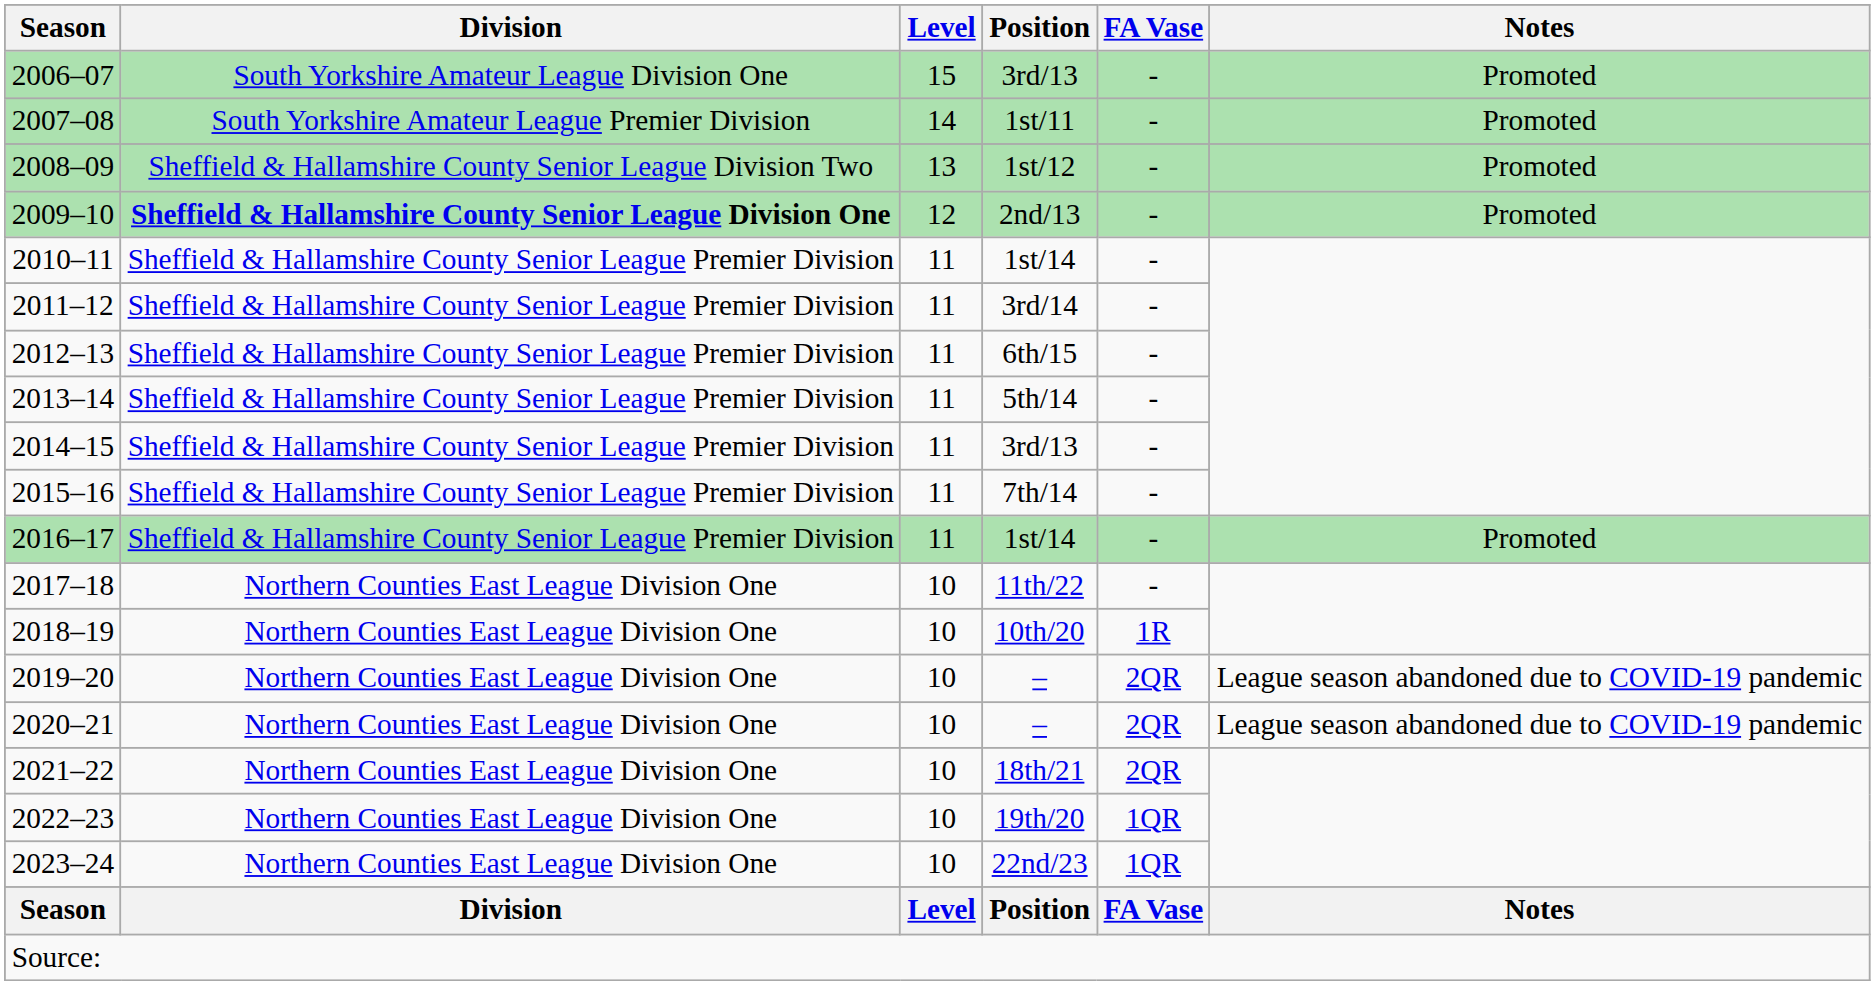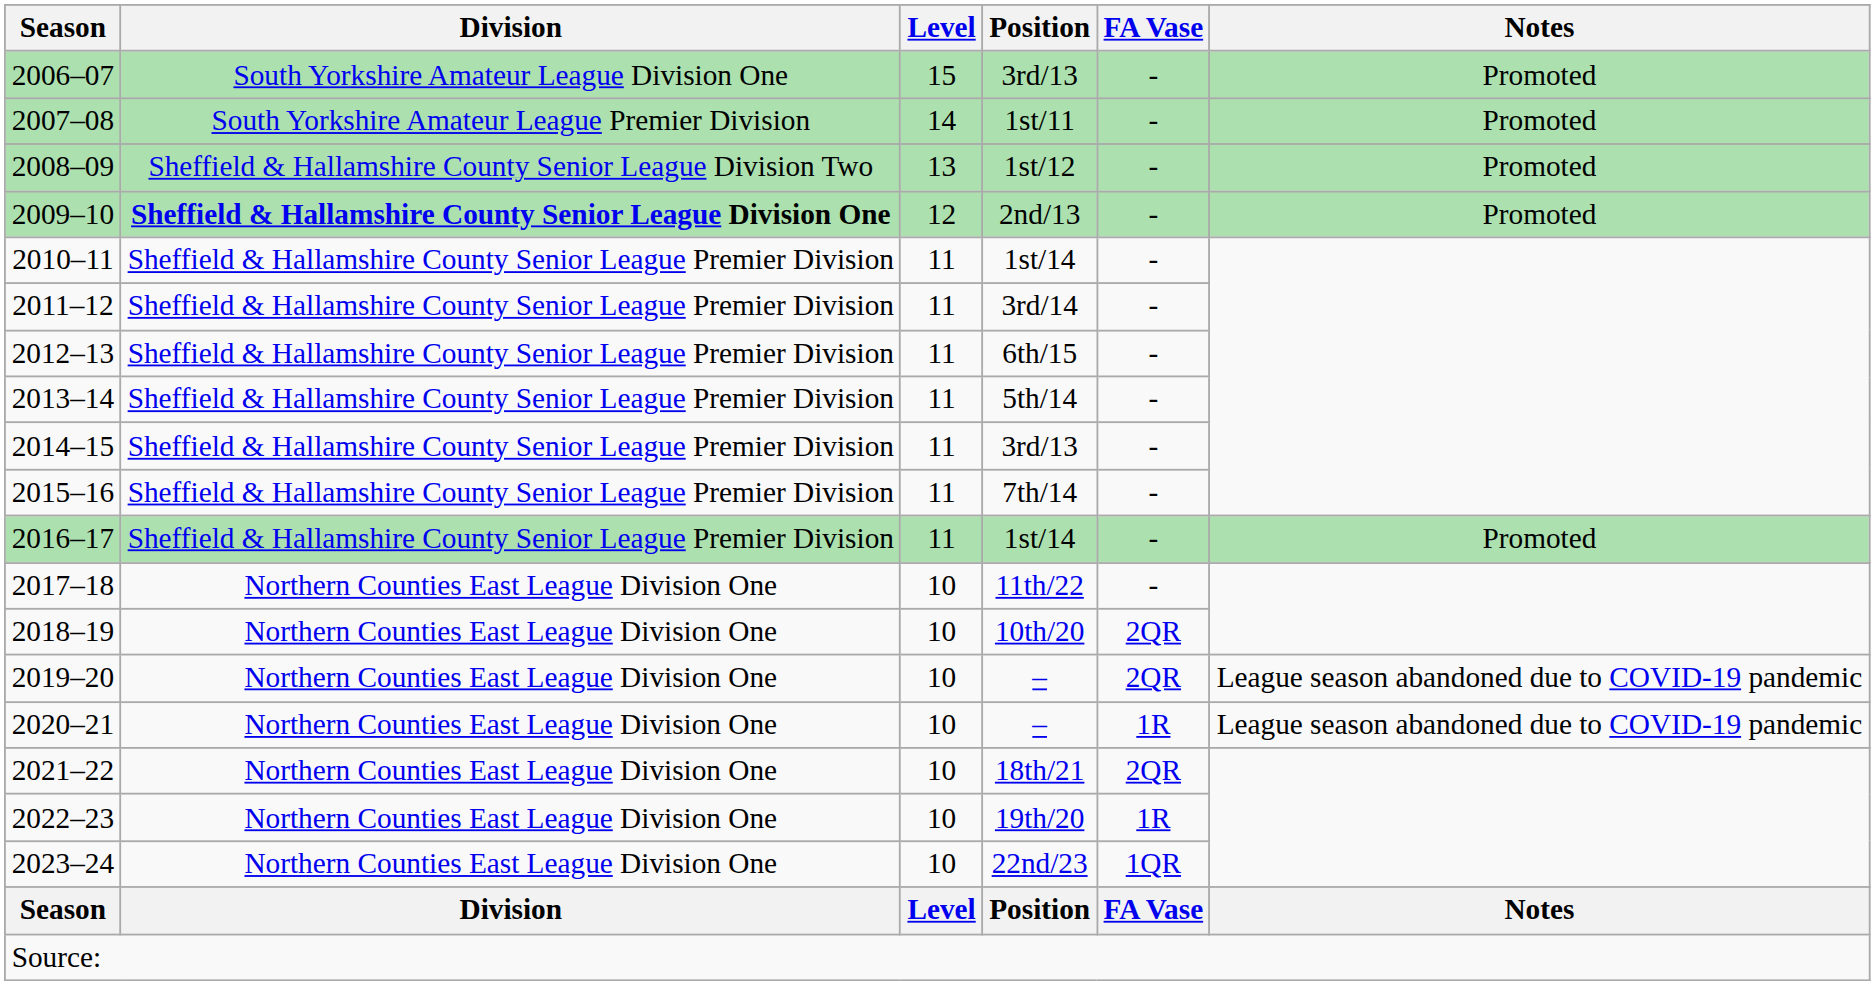(1153, 631) 1R -> (1153, 631) 2QR
(1153, 724) 2QR -> (1153, 724) 1R
(1153, 817) 1QR -> (1153, 817) 1R
